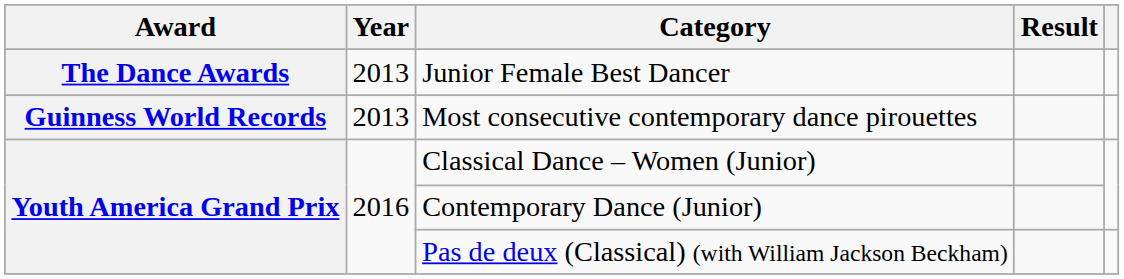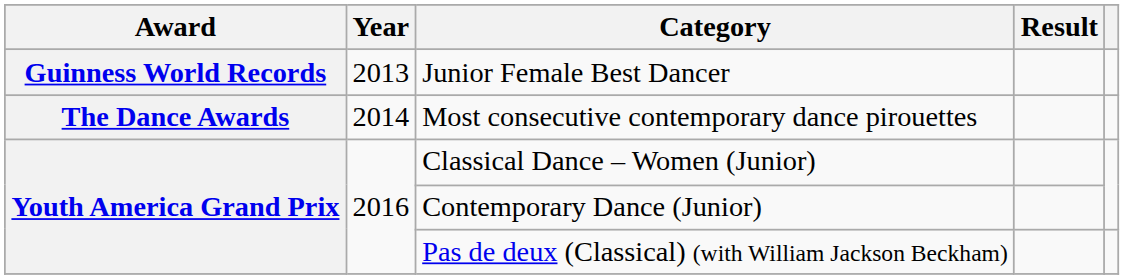(175, 71) The Dance Awards -> (175, 71) Guinness World Records
(175, 116) Guinness World Records -> (175, 116) The Dance Awards
(381, 116) 2013 -> (381, 116) 2014
